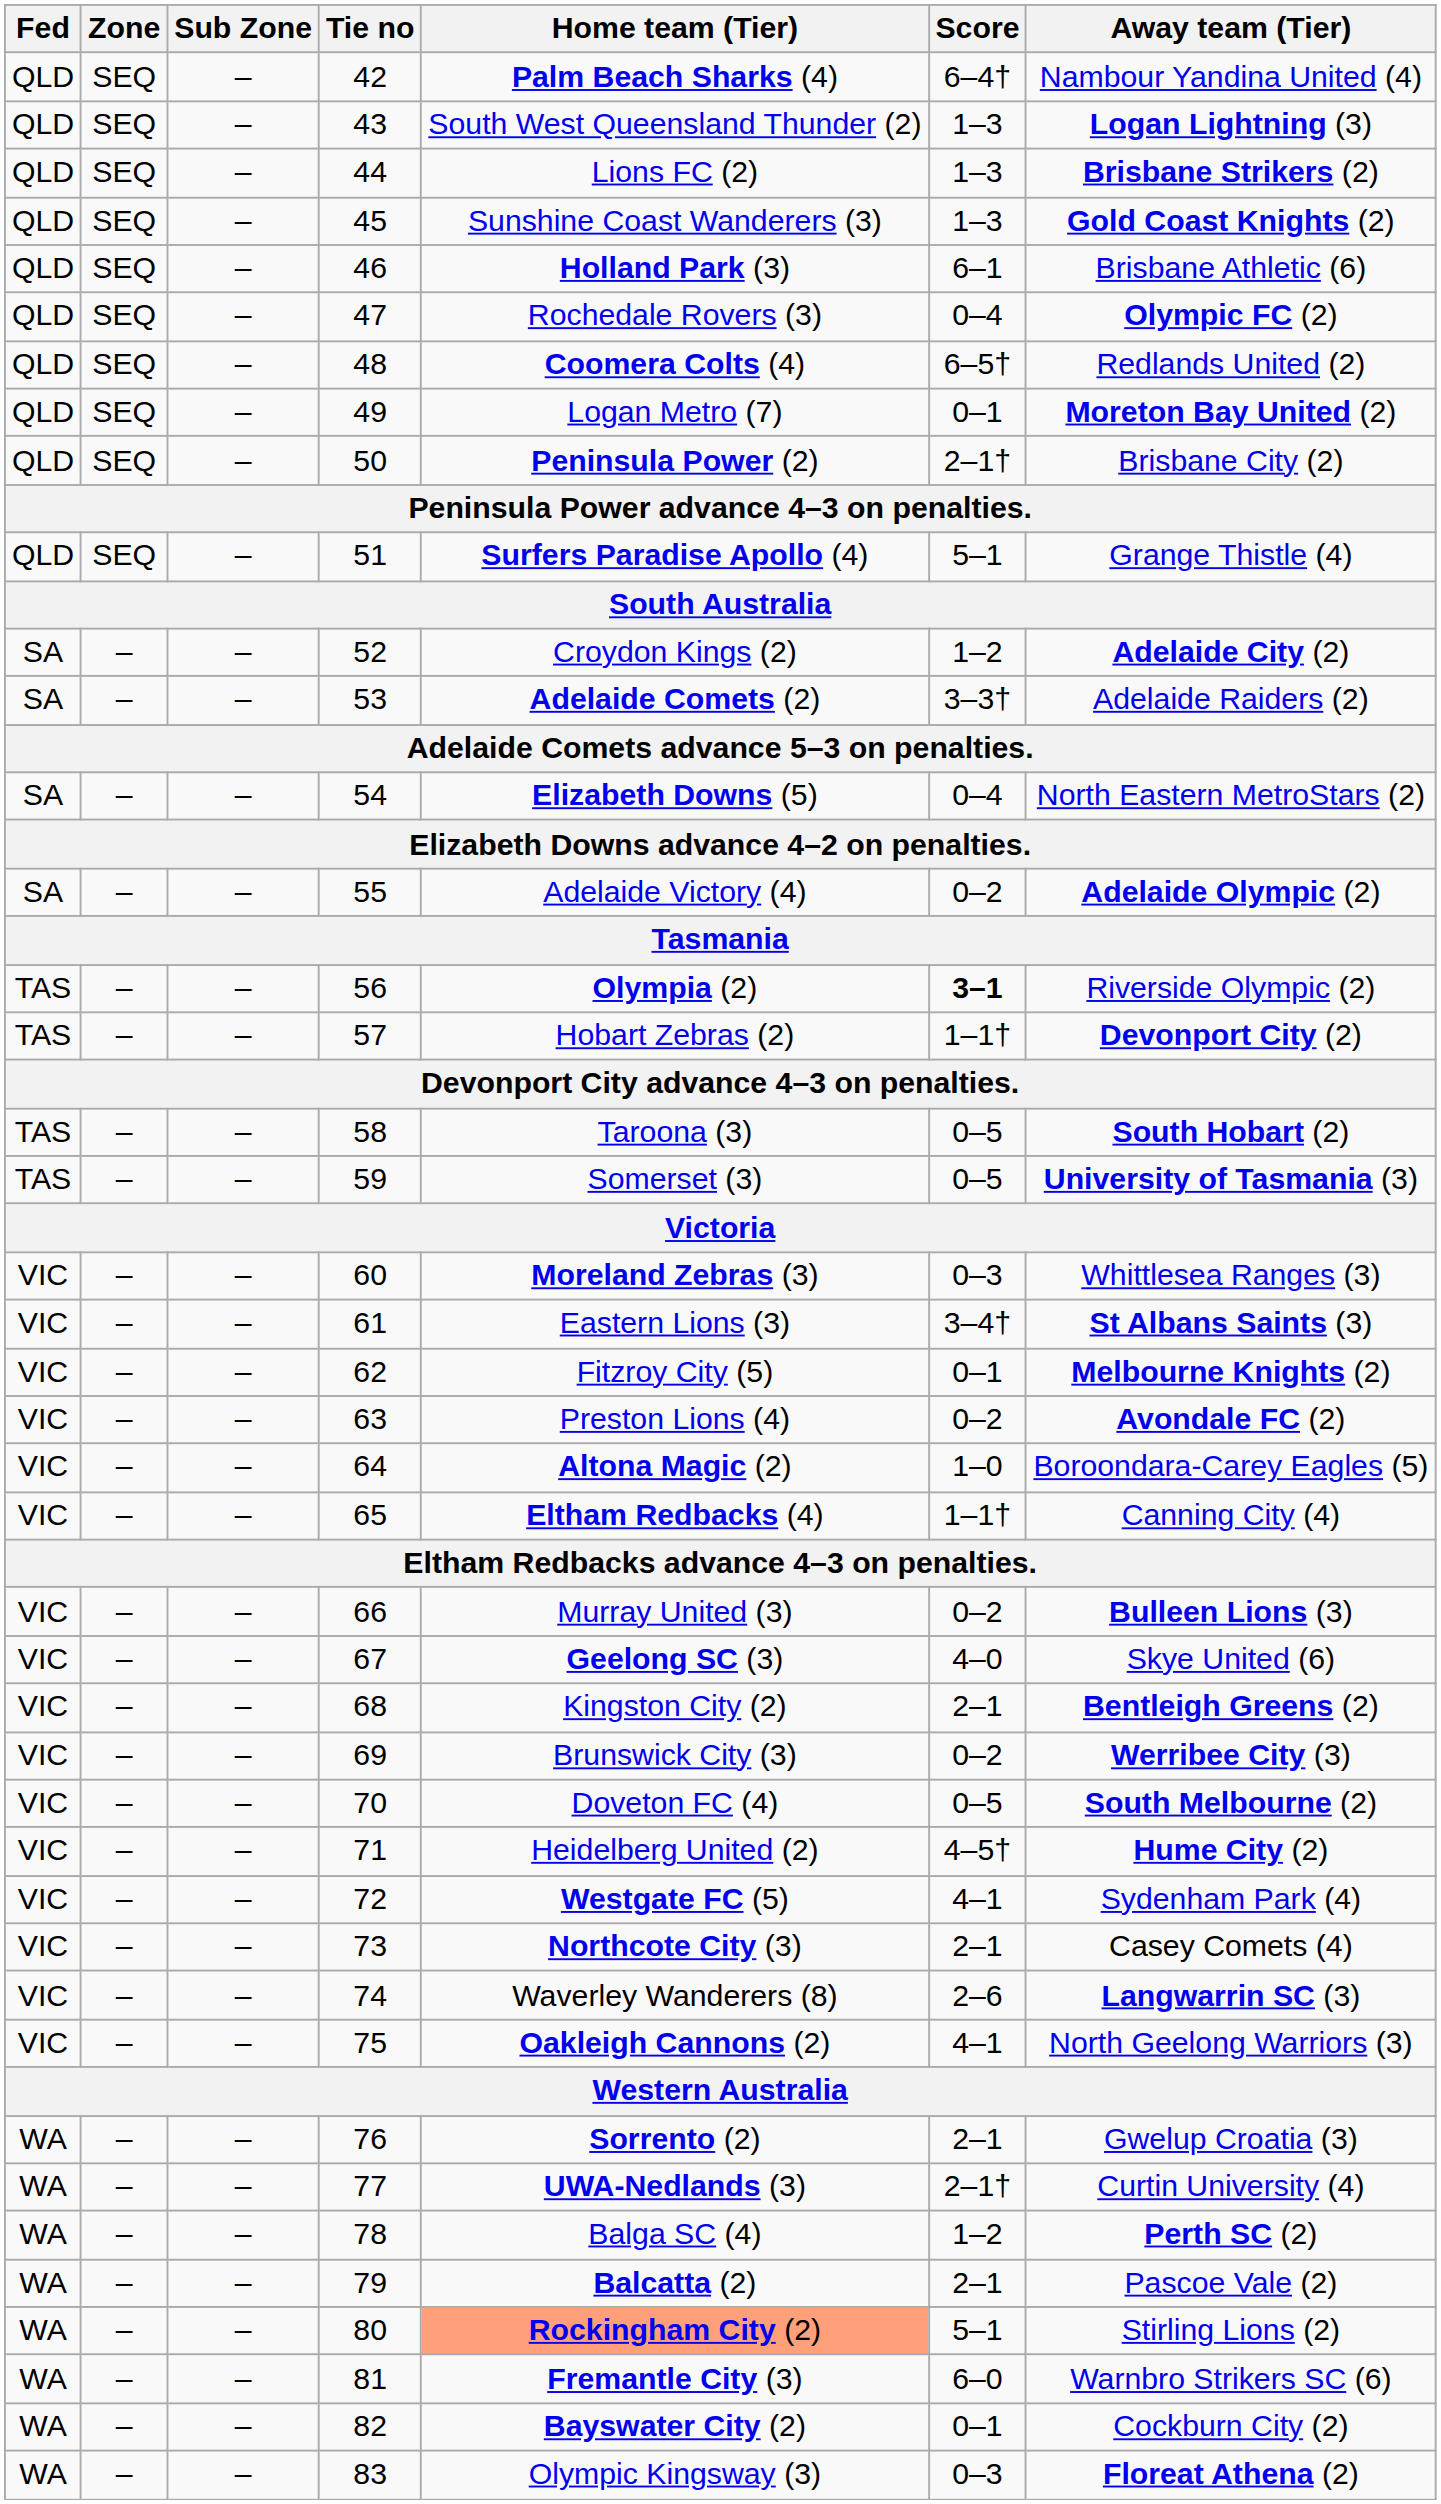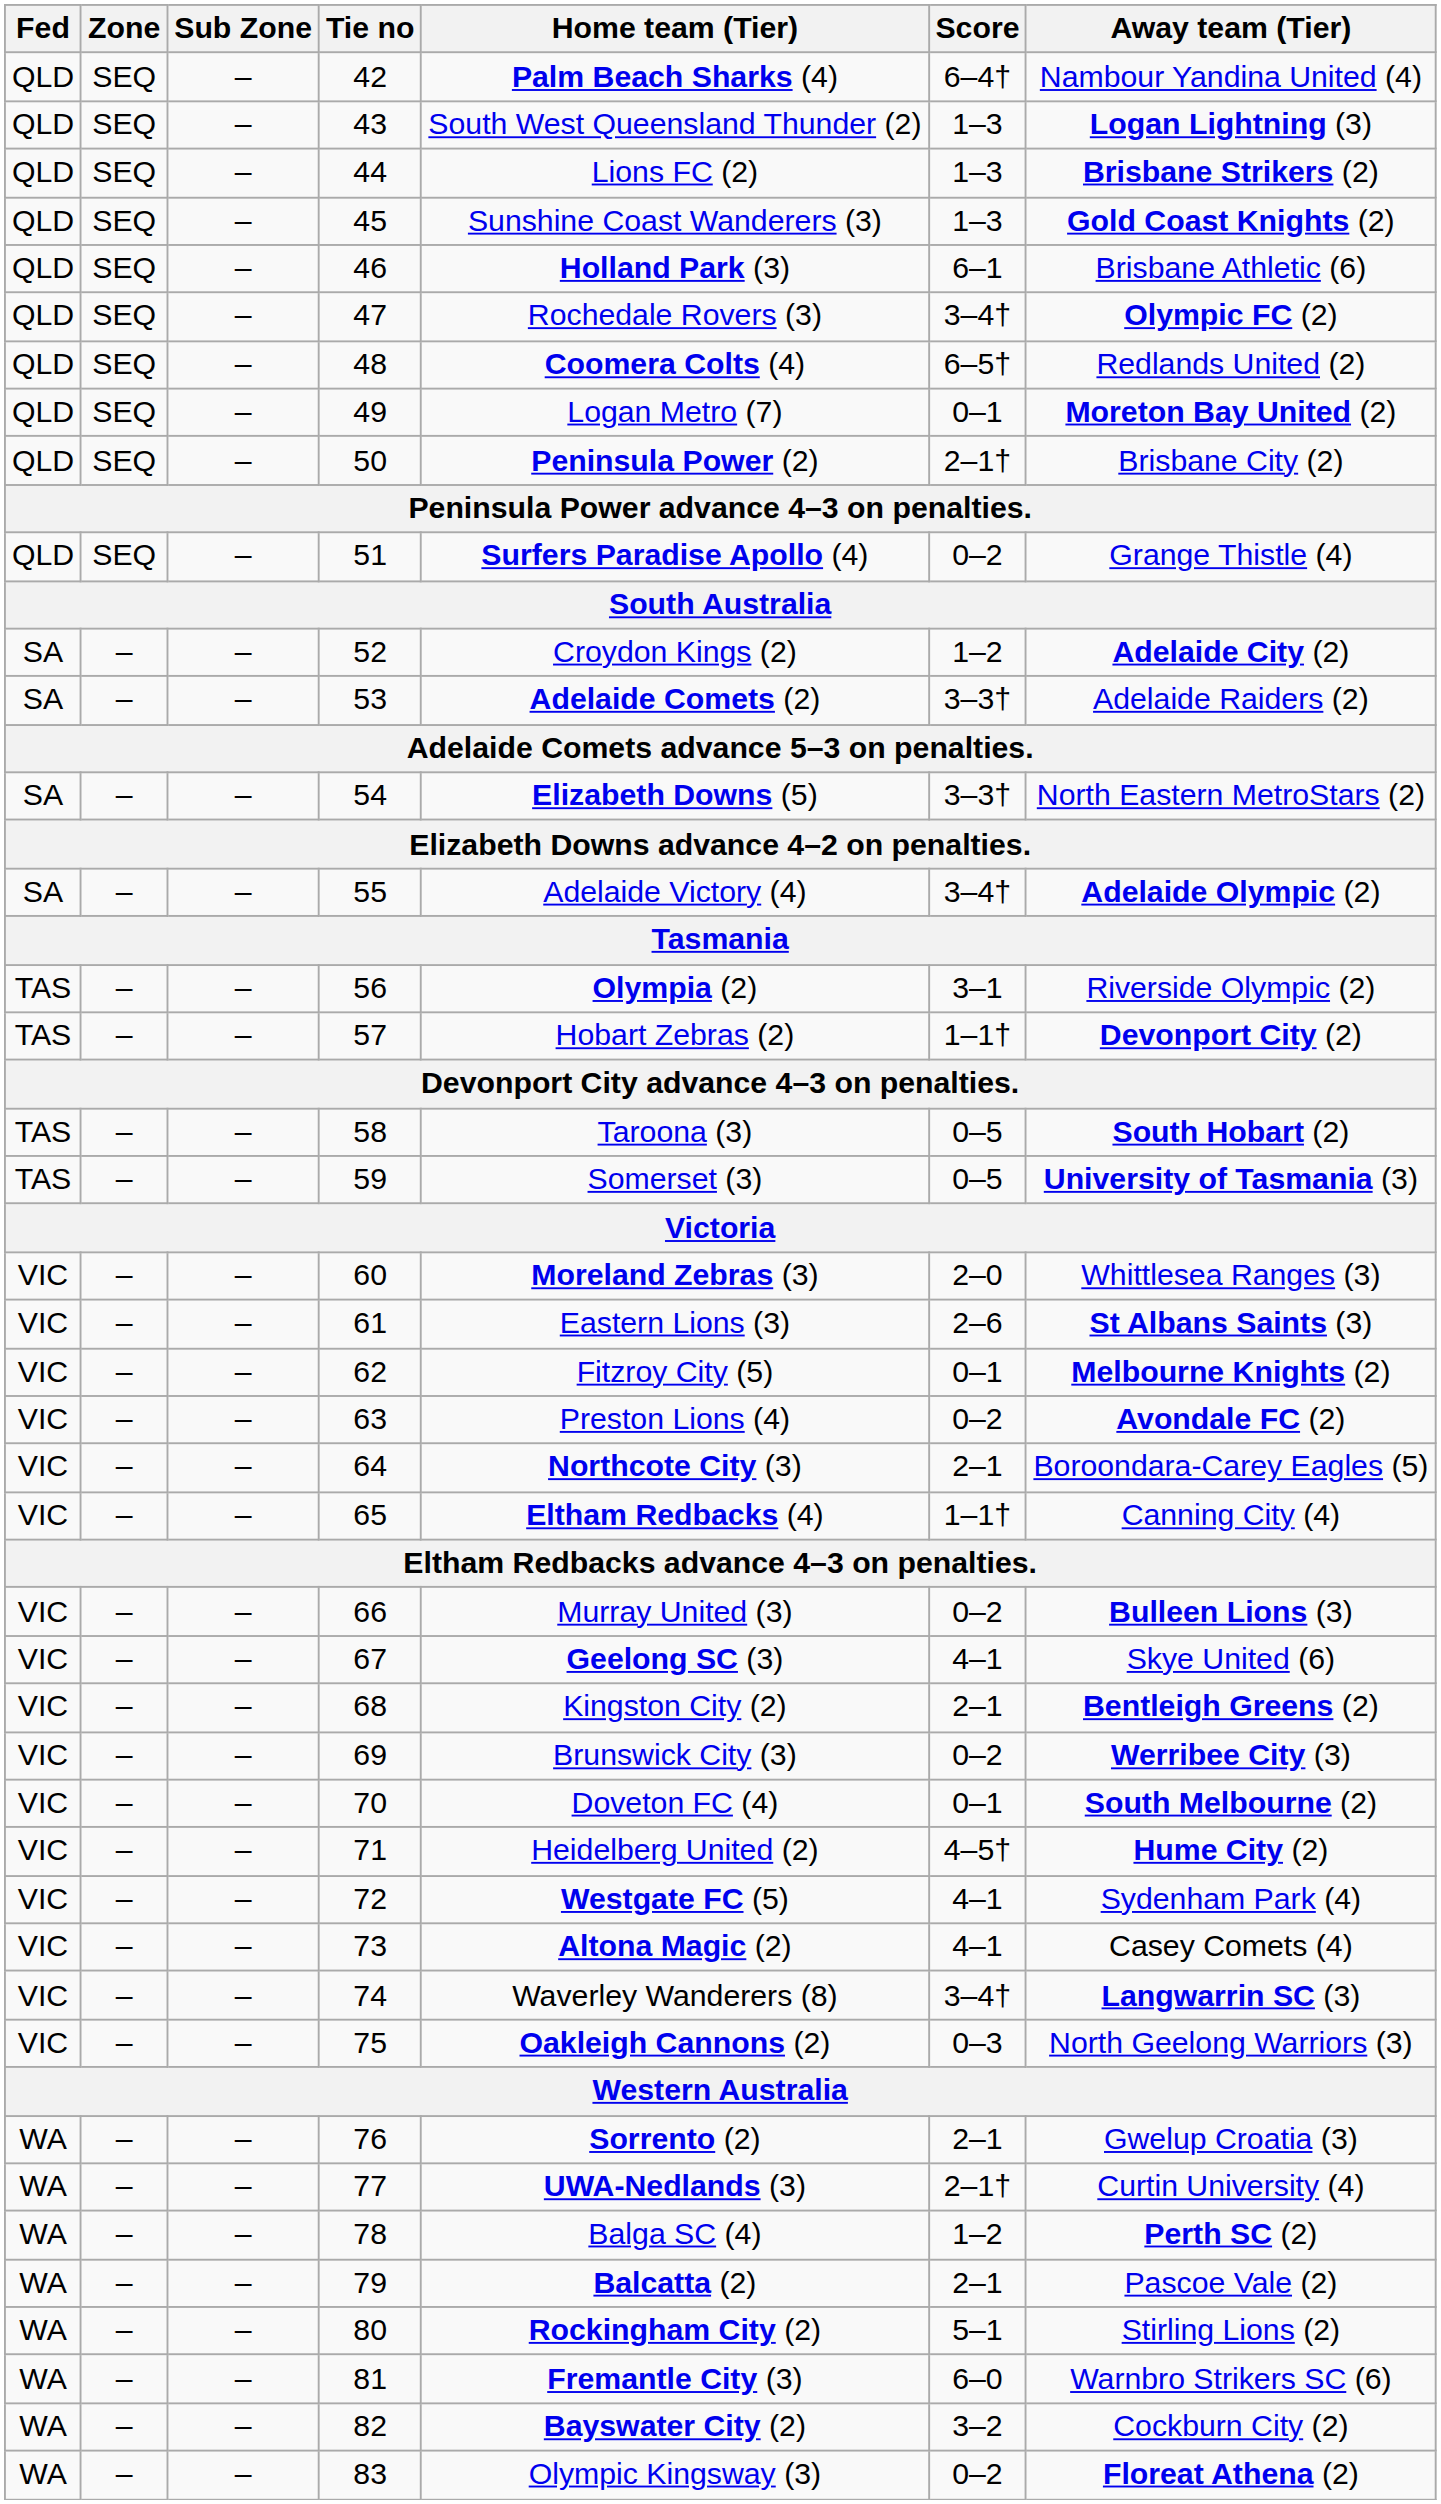(977, 316) 0–4 -> (977, 316) 3–4†
(977, 556) 5–1 -> (977, 556) 0–2
(977, 795) 0–4 -> (977, 795) 3–3†
(977, 891) 0–2 -> (977, 891) 3–4†
(977, 987) bold -> (977, 987) normal
(977, 1275) 0–3 -> (977, 1275) 2–0
(977, 1323) 3–4† -> (977, 1323) 2–6
(675, 1467) Altona Magic (2) -> (675, 1467) Northcote City (3)
(977, 1467) 1–0 -> (977, 1467) 2–1
(977, 1659) 4–0 -> (977, 1659) 4–1
(977, 1802) 0–5 -> (977, 1802) 0–1
(675, 1946) Northcote City (3) -> (675, 1946) Altona Magic (2)
(977, 1946) 2–1 -> (977, 1946) 4–1
(977, 1994) 2–6 -> (977, 1994) 3–4†
(977, 2042) 4–1 -> (977, 2042) 0–3
(675, 2330) lightsalmon background -> (675, 2330) no background
(977, 2426) 0–1 -> (977, 2426) 3–2
(977, 2474) 0–3 -> (977, 2474) 0–2
